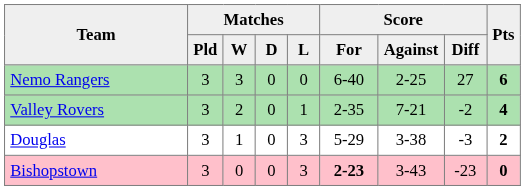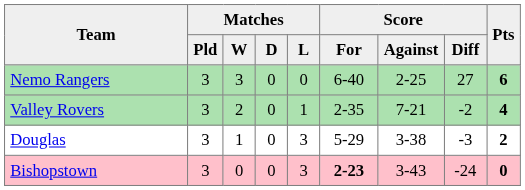(465, 170) -23 -> (465, 170) -24
